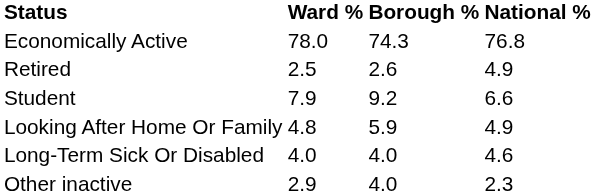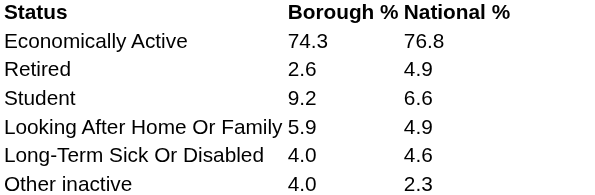- column: (325, 12)
